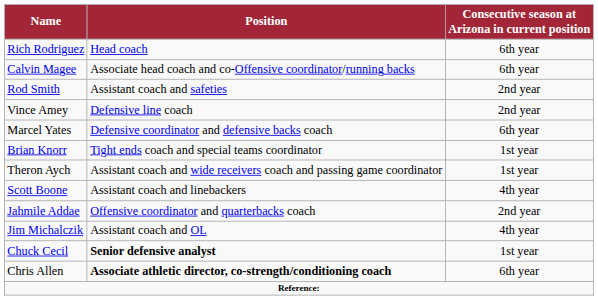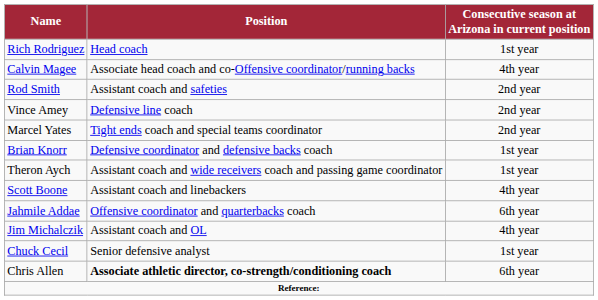(519, 49) 6th year -> (519, 49) 1st year
(519, 69) 6th year -> (519, 69) 4th year
(211, 130) Defensive coordinator and defensive backs coach -> (206, 130) Tight ends coach and special teams coordinator
(519, 130) 6th year -> (519, 130) 2nd year
(206, 150) Tight ends coach and special teams coordinator -> (211, 150) Defensive coordinator and defensive backs coach
(519, 211) 2nd year -> (519, 211) 6th year
(153, 251) bold -> (150, 251) normal
